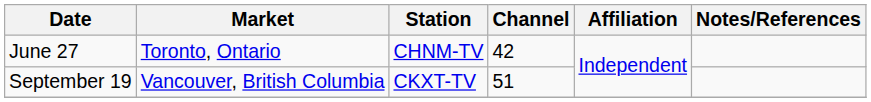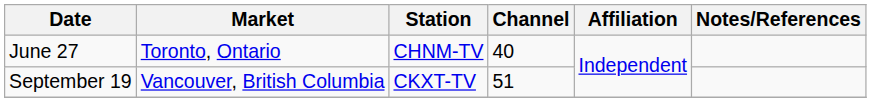(503, 50) 42 -> (503, 50) 40
